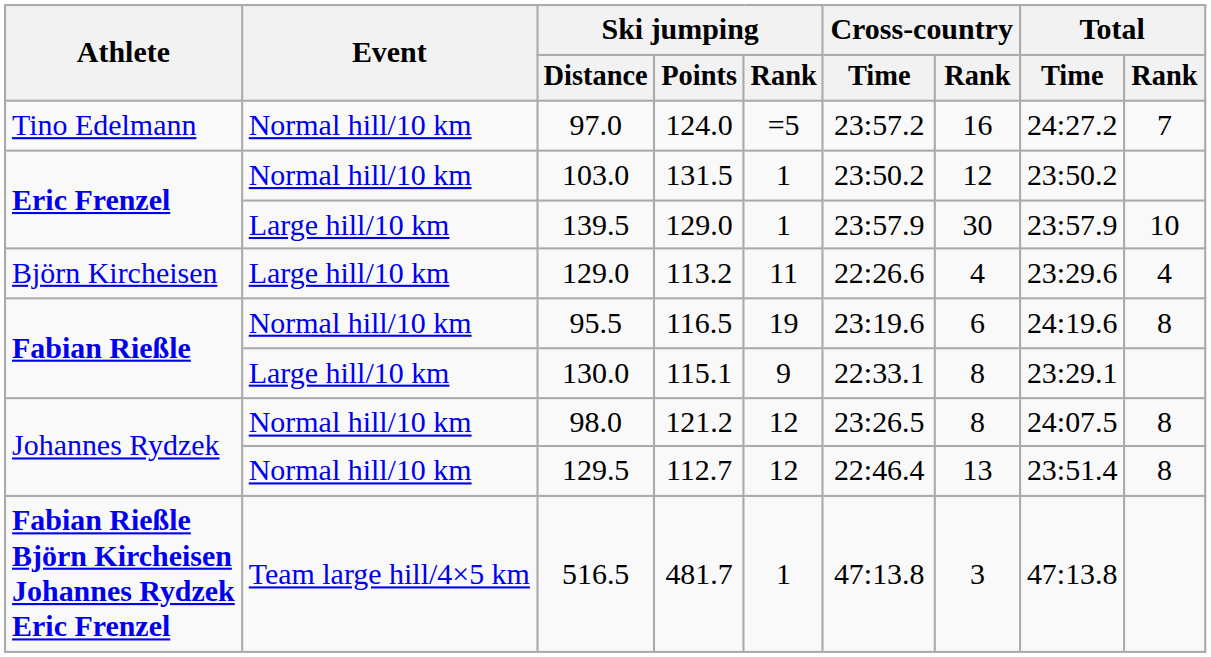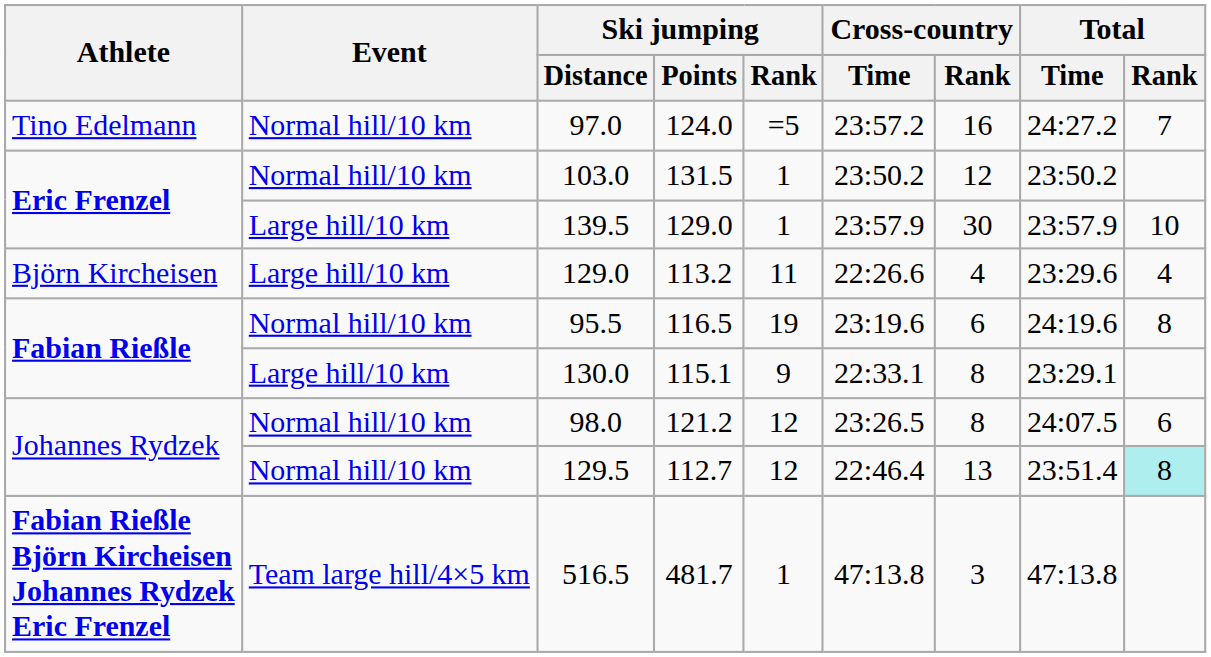(1164, 422) 8 -> (1164, 422) 6
(1164, 471) no background -> (1164, 471) paleturquoise background
